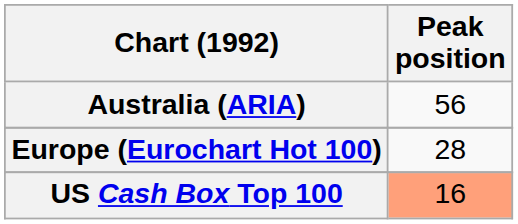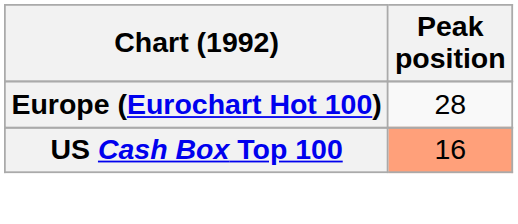- row: (197, 104)
